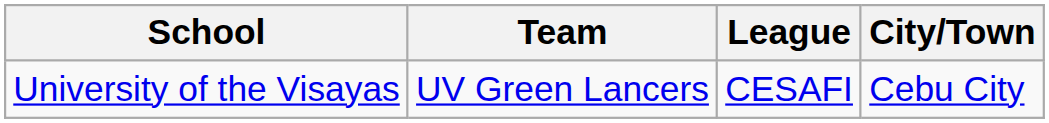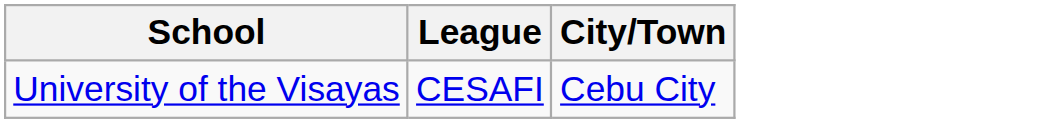- column: (562, 32)
